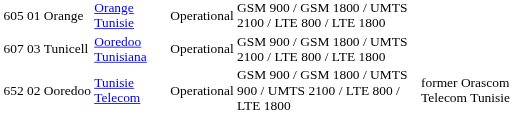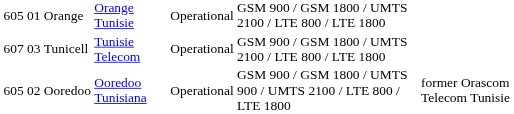(120, 49) Ooredoo Tunisiana -> (117, 49) Tunisie Telecom
(14, 90) 652 -> (14, 90) 605
(117, 90) Tunisie Telecom -> (120, 90) Ooredoo Tunisiana
